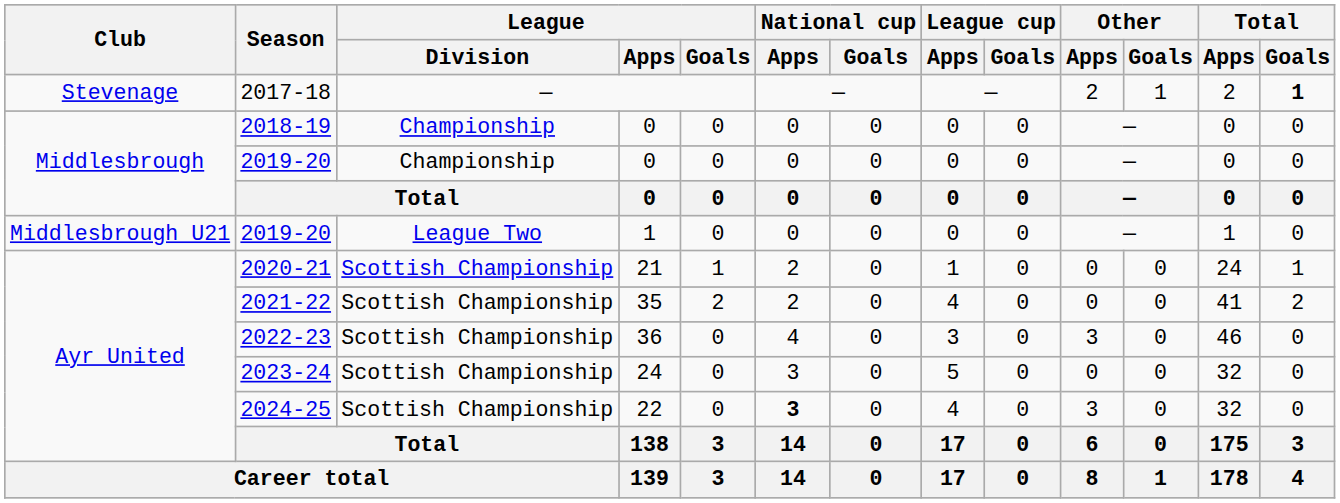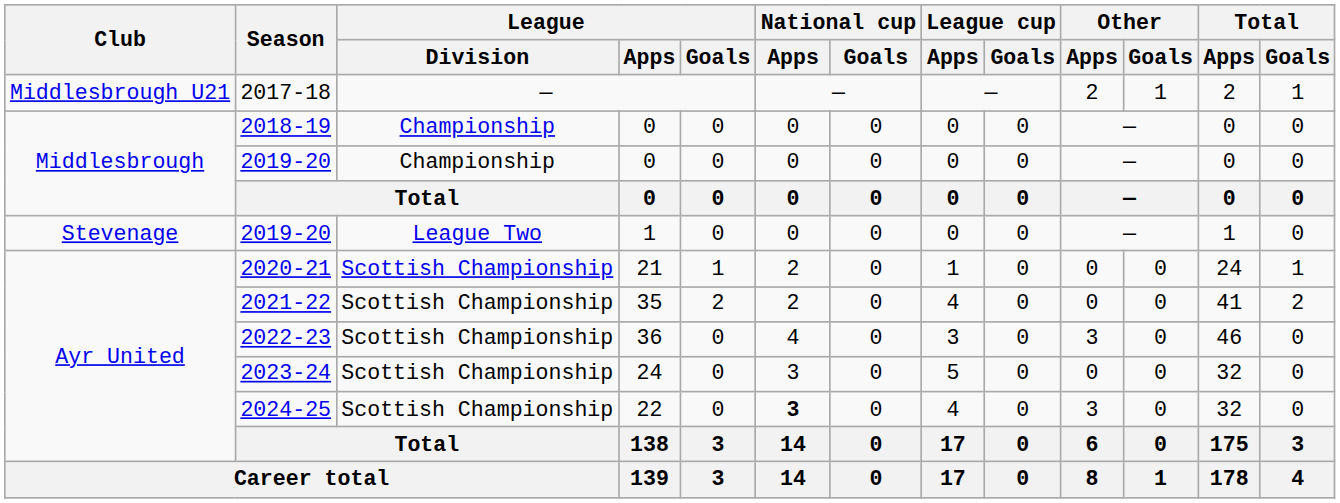(120, 93) Stevenage -> (120, 93) Middlesbrough U21
(1298, 93) bold -> (1298, 93) normal
(120, 233) Middlesbrough U21 -> (120, 233) Stevenage
